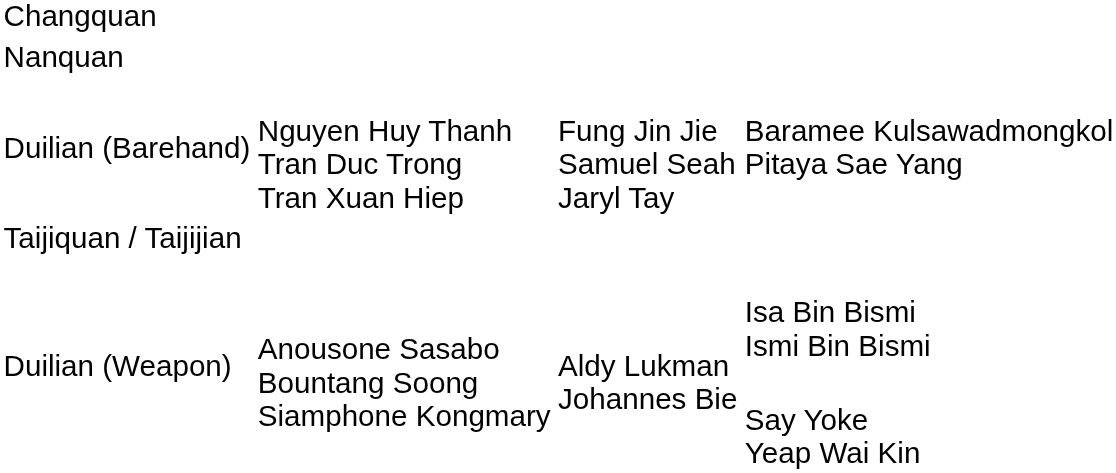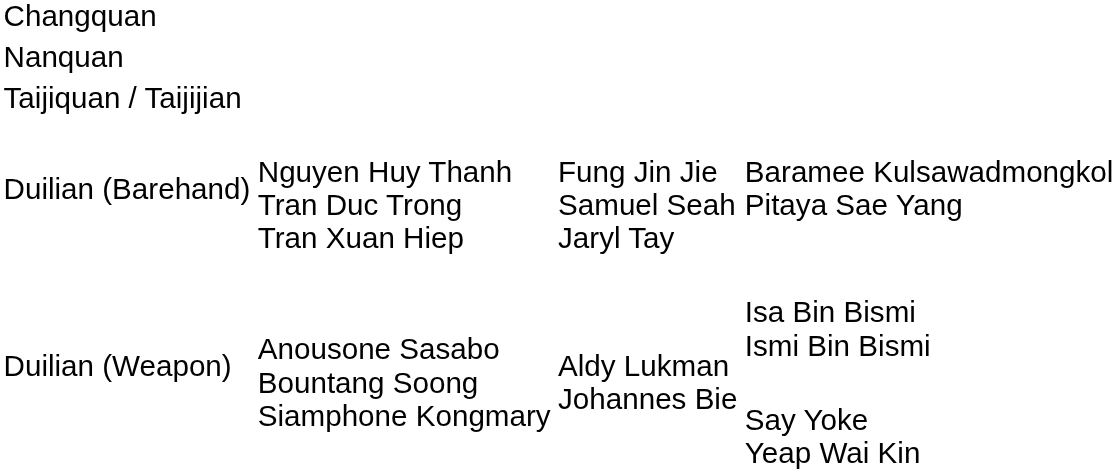rows swapped: (123, 238) <-> (127, 148)
